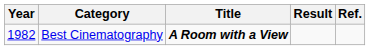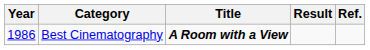(21, 34) 1982 -> (21, 34) 1986
